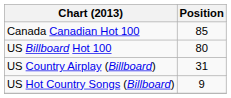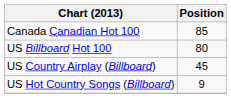(202, 66) 31 -> (202, 66) 45
